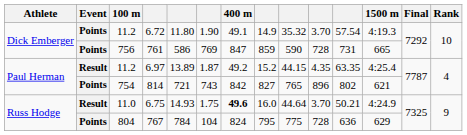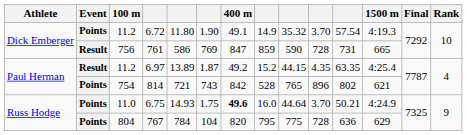(93, 50) Points -> (93, 50) Result
(267, 86) 827 -> (267, 86) 528
(93, 104) Result -> (93, 104) Points
(238, 122) 824 -> (238, 122) 820
